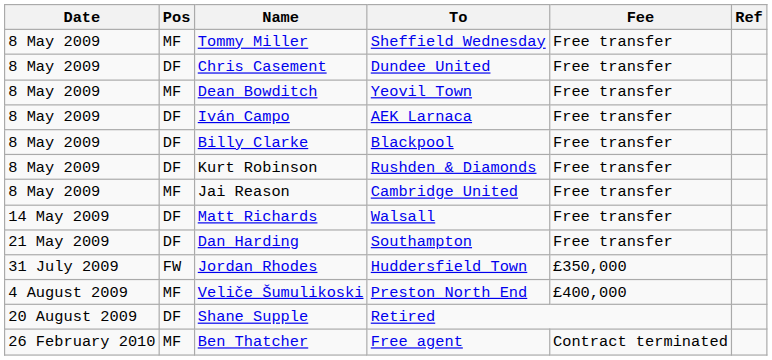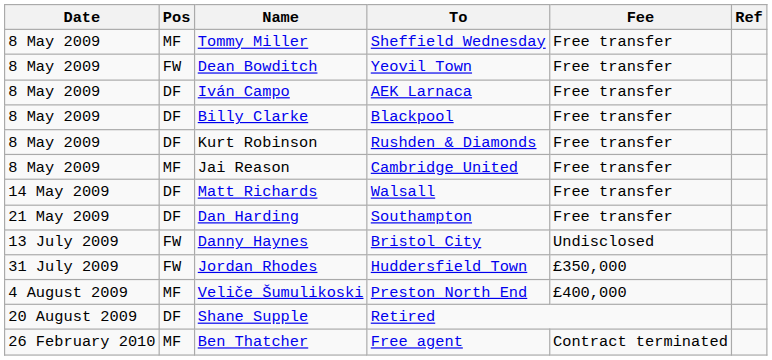- row: (262, 67)
(172, 92) MF -> (172, 67) FW
+ row: (253, 242)
